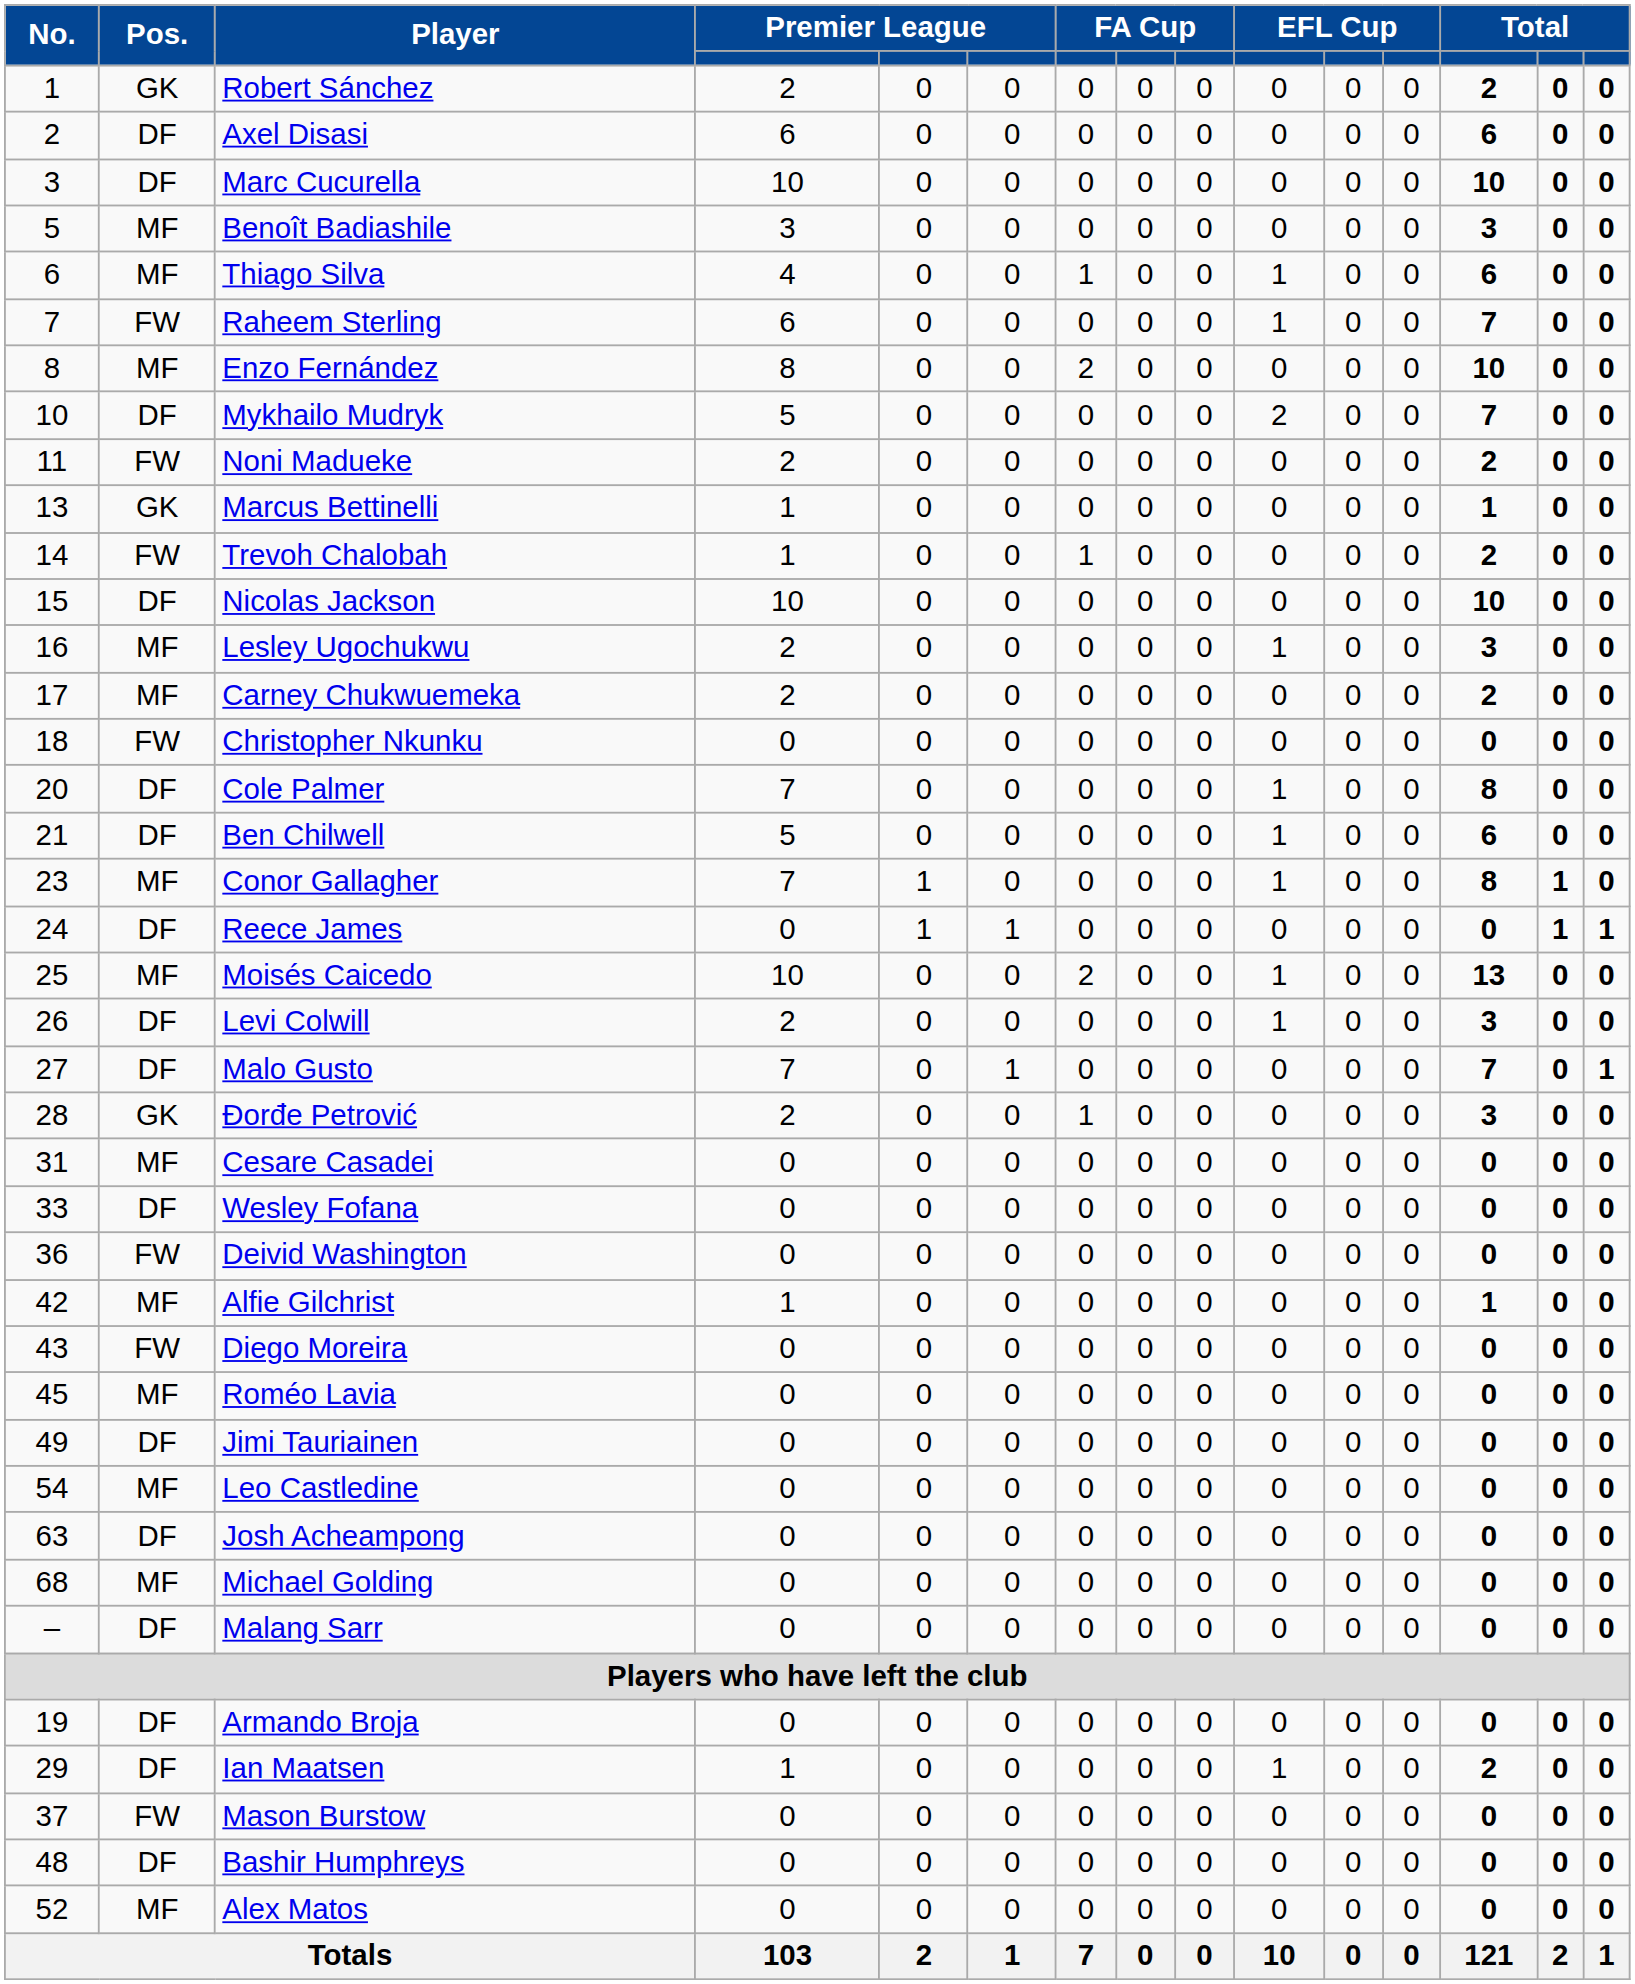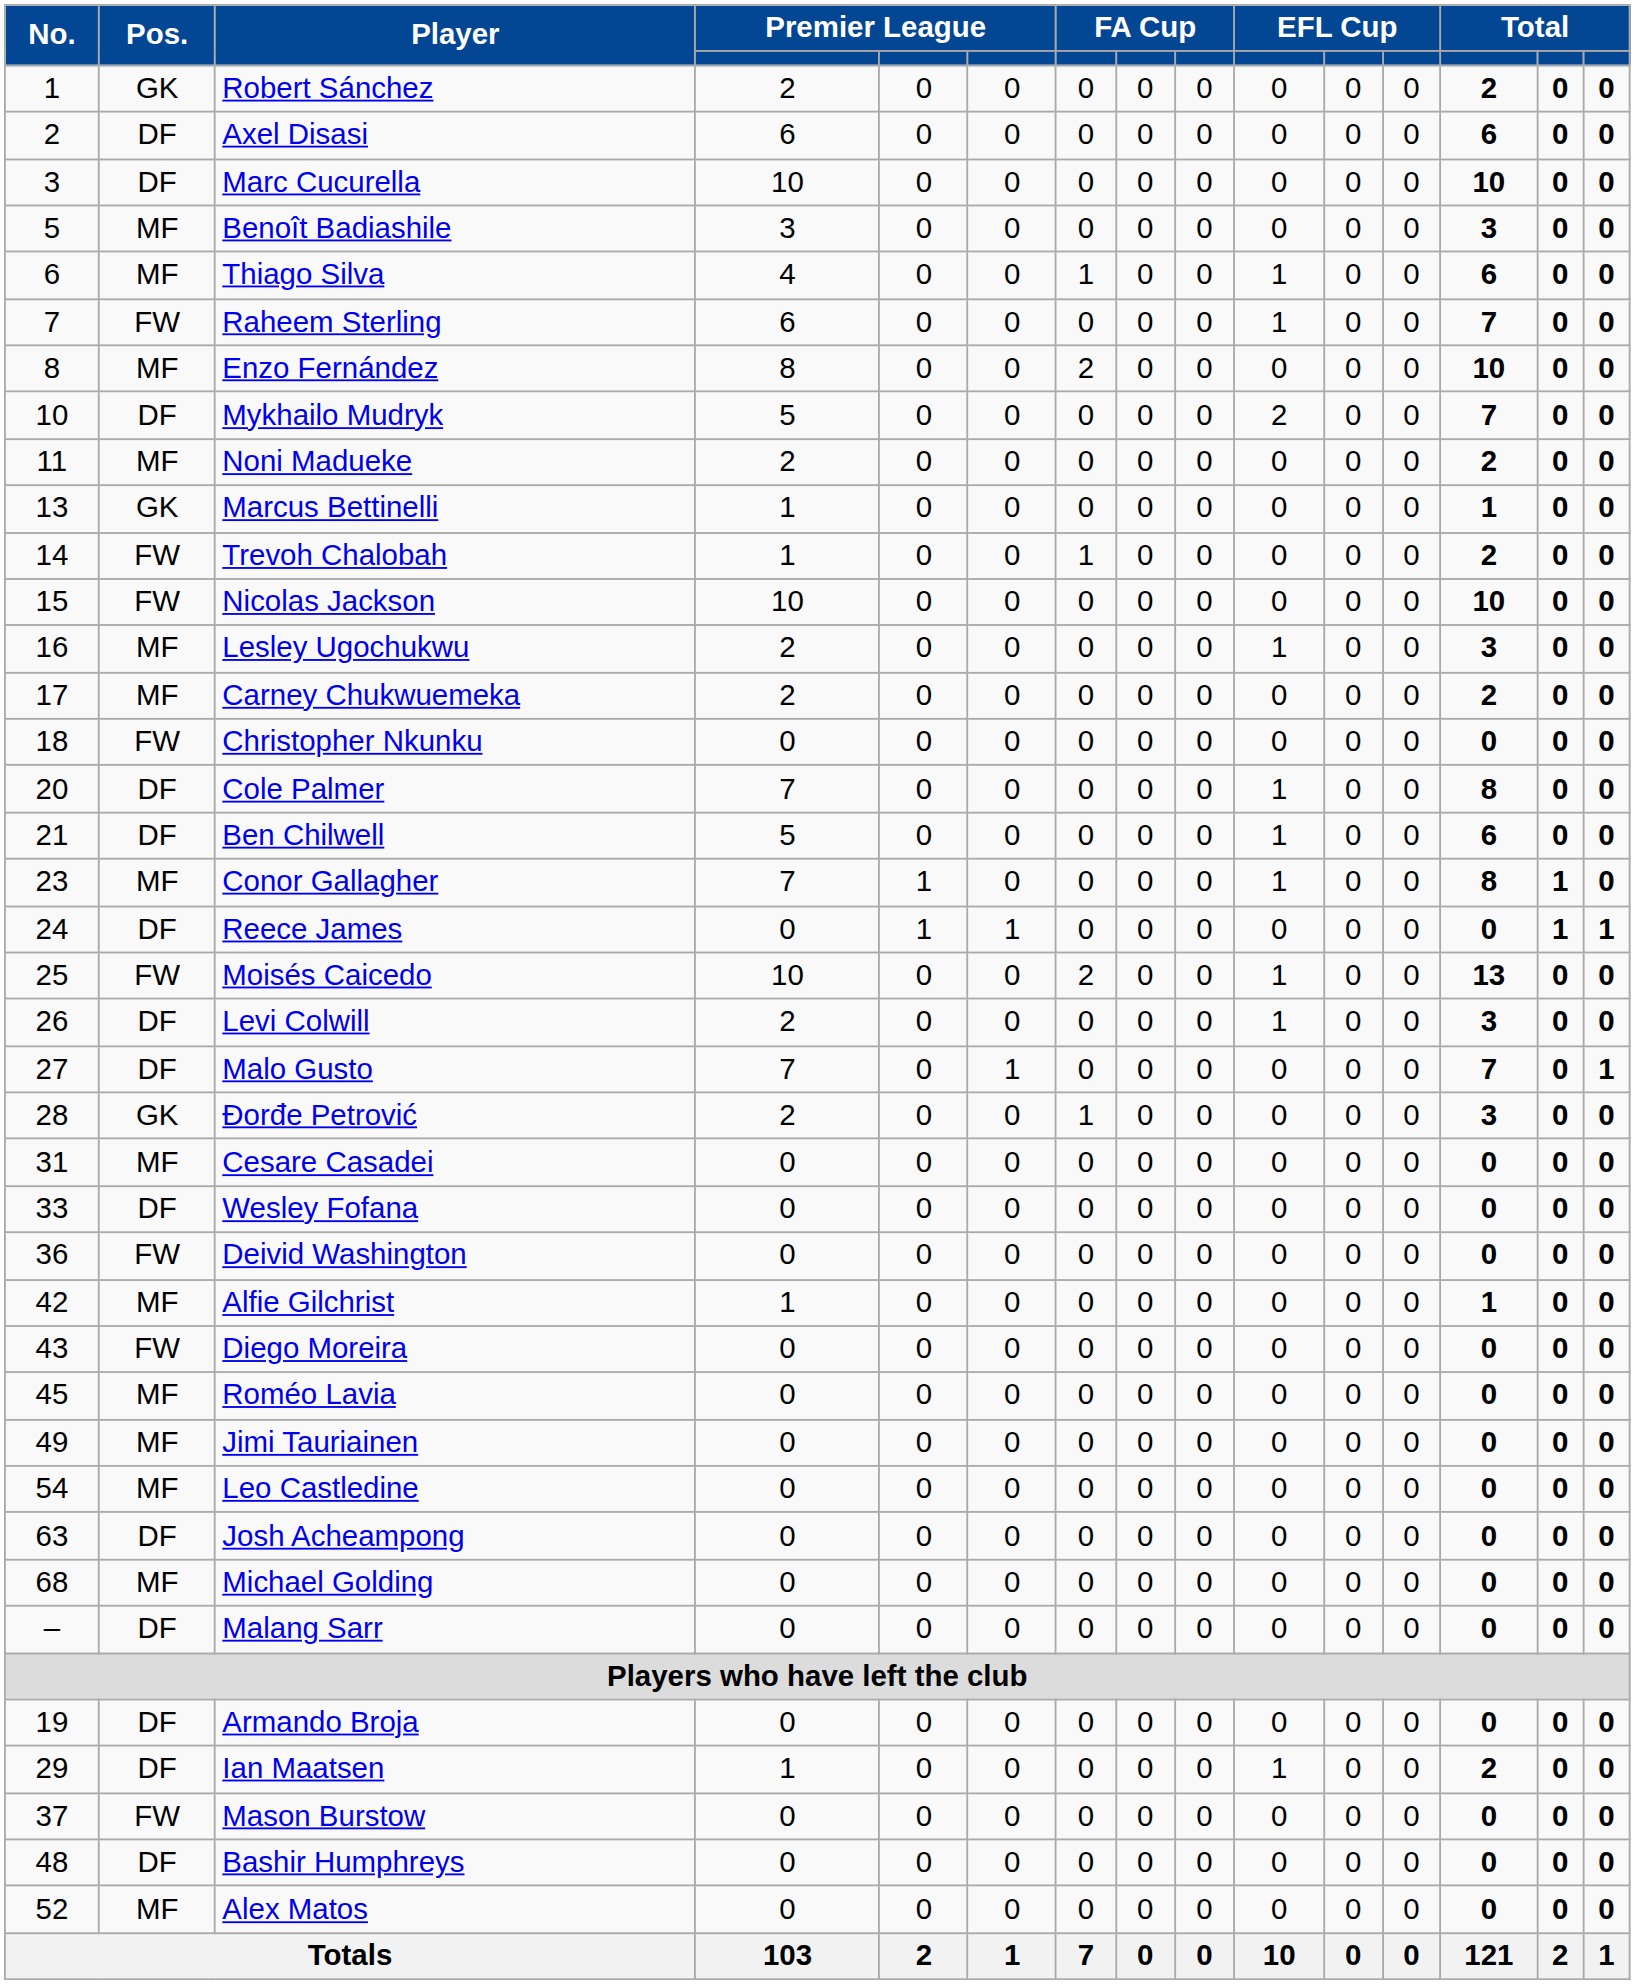(157, 461) FW -> (157, 461) MF
(157, 601) DF -> (157, 601) FW
(157, 975) MF -> (157, 975) FW
(157, 1442) DF -> (157, 1442) MF
